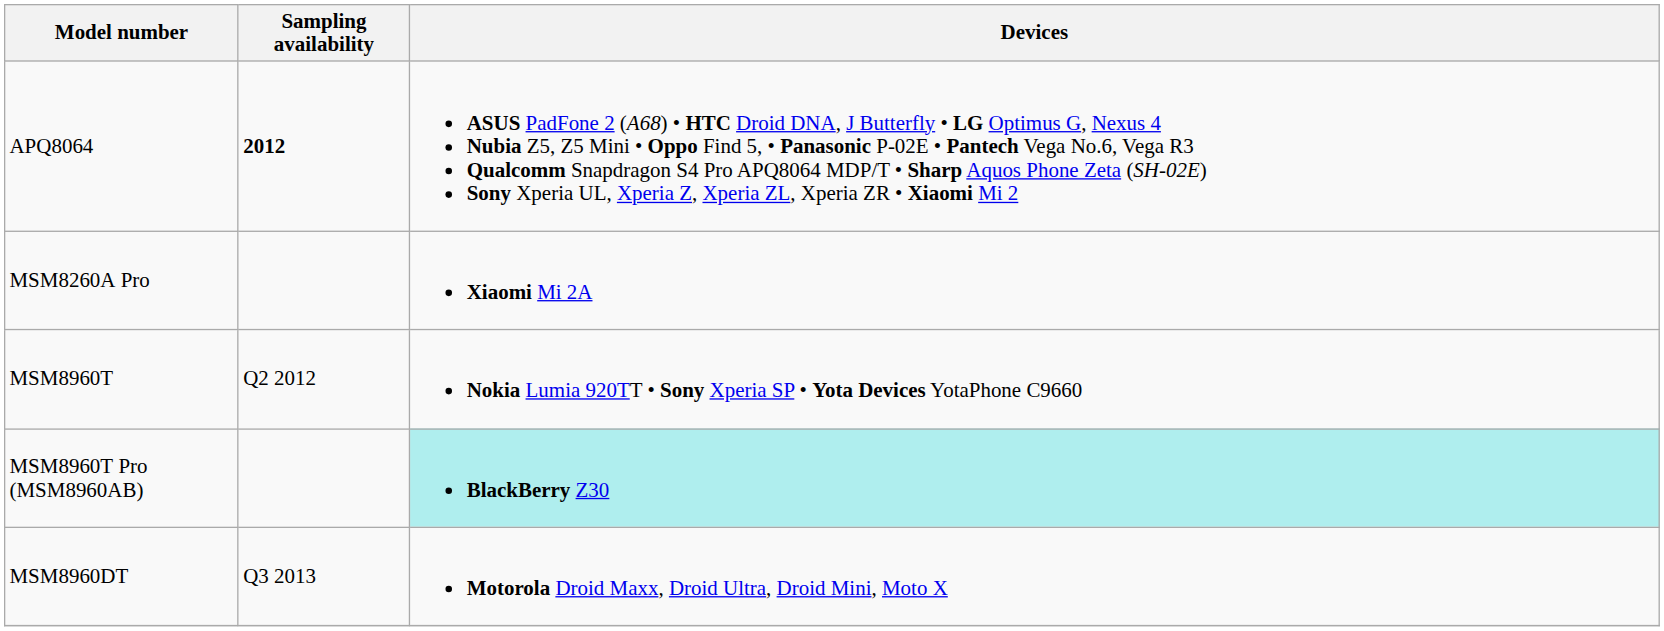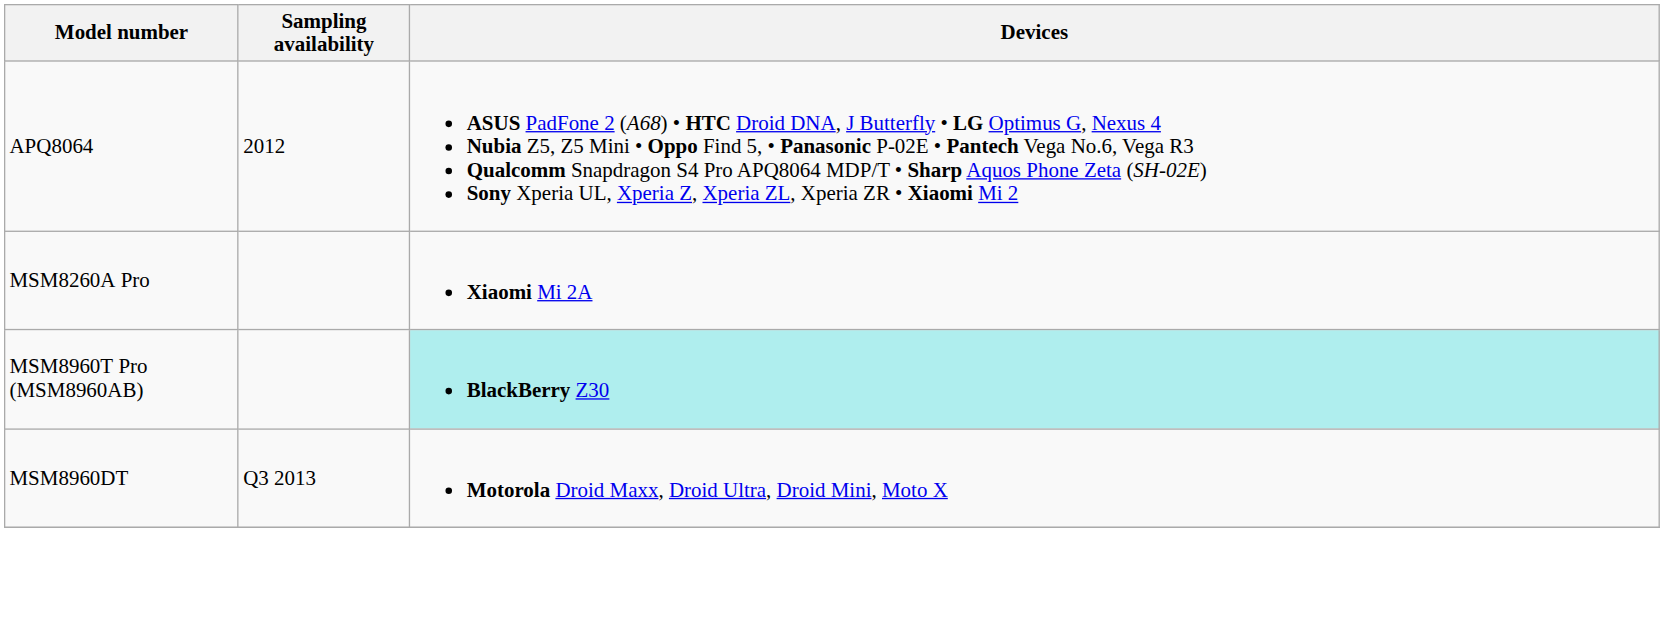(264, 146) bold -> (264, 146) normal
- row: (61, 378)
